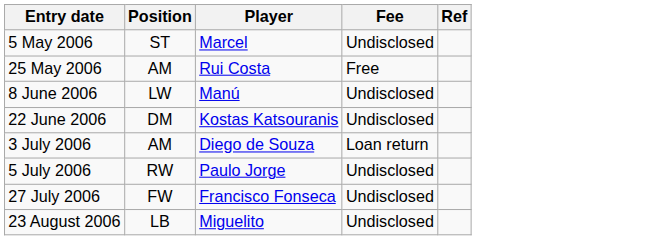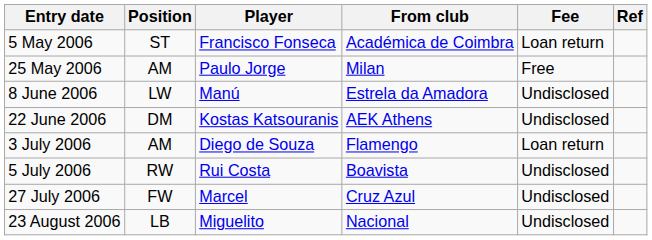+ column: (430, 17)
(223, 42) Marcel -> (267, 42) Francisco Fonseca
(390, 42) Undisclosed -> (563, 42) Loan return
(235, 68) Rui Costa -> (242, 68) Paulo Jorge
(242, 171) Paulo Jorge -> (235, 171) Rui Costa
(267, 196) Francisco Fonseca -> (223, 196) Marcel
